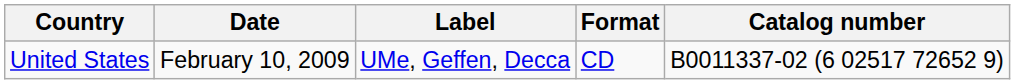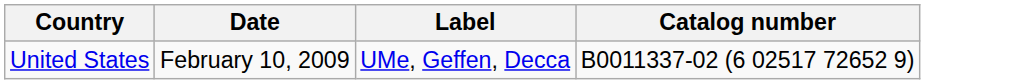- column: (620, 22)
